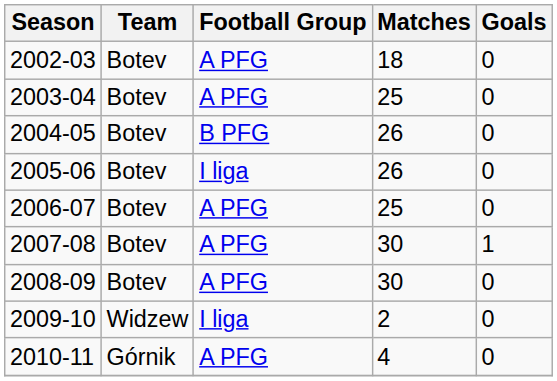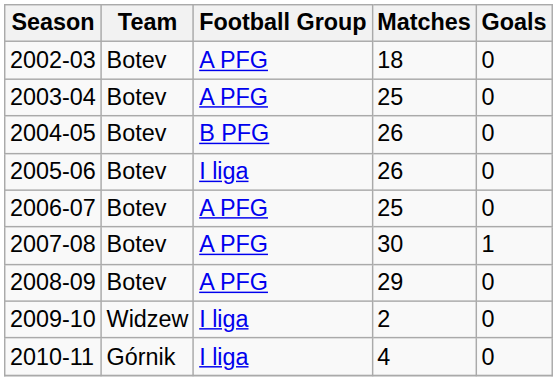(390, 282) 30 -> (390, 282) 29
(234, 356) A PFG -> (224, 356) I liga
